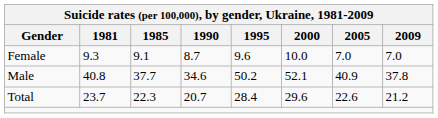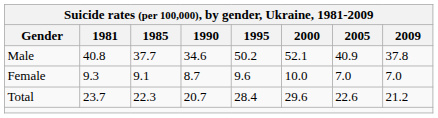rows swapped: (21, 76) <-> (26, 55)
